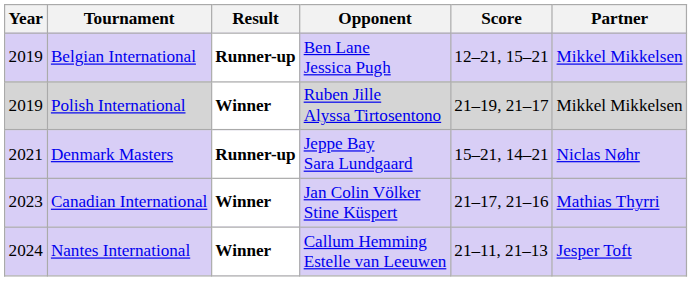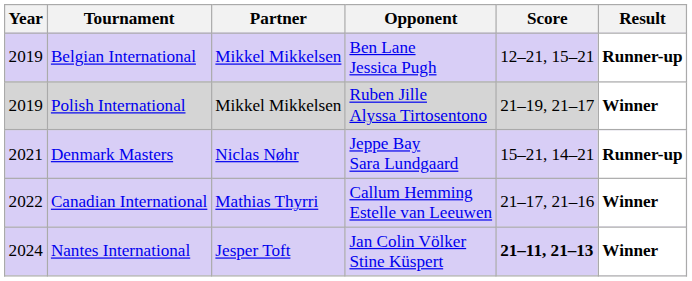columns swapped: (620, 19) <-> (255, 19)
(26, 202) 2023 -> (26, 202) 2022
(362, 202) Jan Colin Völker Stine Küspert -> (421, 202) Callum Hemming Estelle van Leeuwen
(375, 251) Callum Hemming Estelle van Leeuwen -> (408, 251) Jan Colin Völker Stine Küspert
(501, 251) normal -> (547, 251) bold
